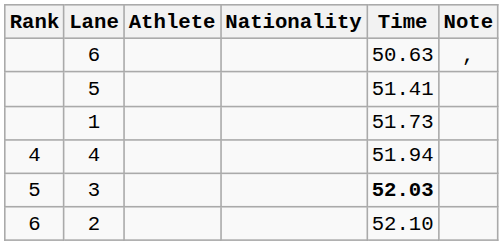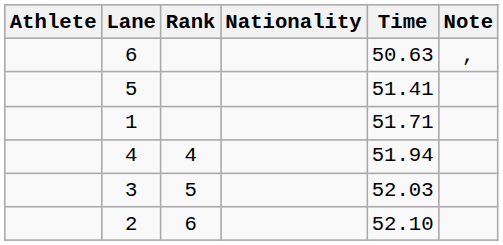columns swapped: (35, 22) <-> (172, 22)
(403, 123) 51.73 -> (403, 123) 51.71
(403, 190) bold -> (403, 190) normal
